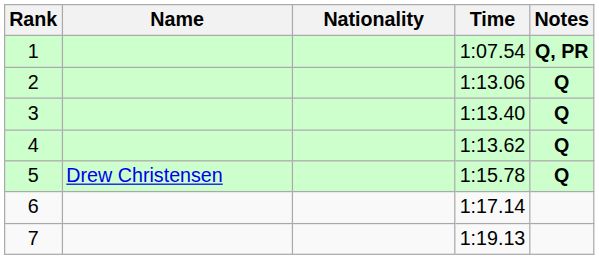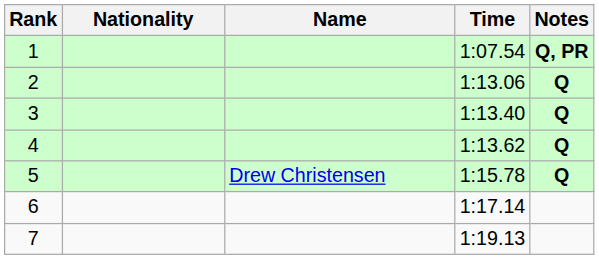columns swapped: (177, 20) <-> (374, 20)
